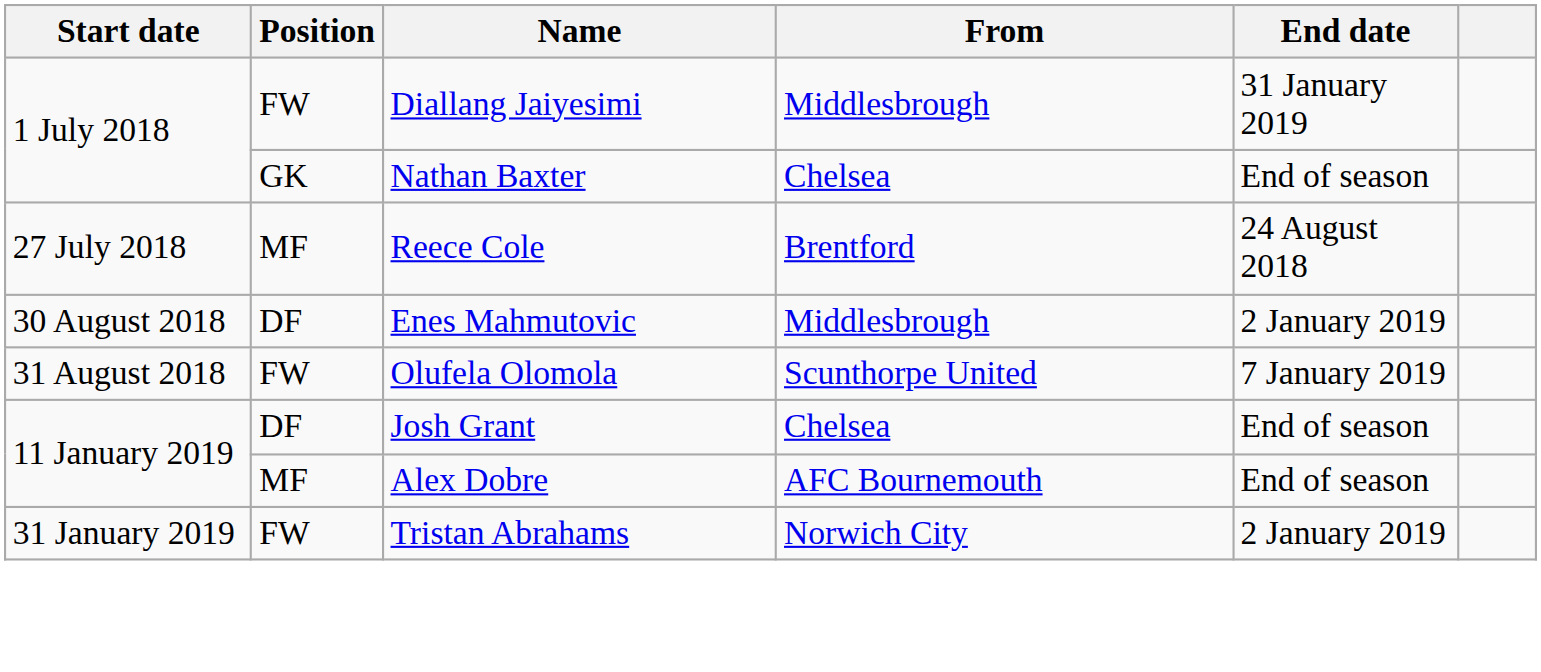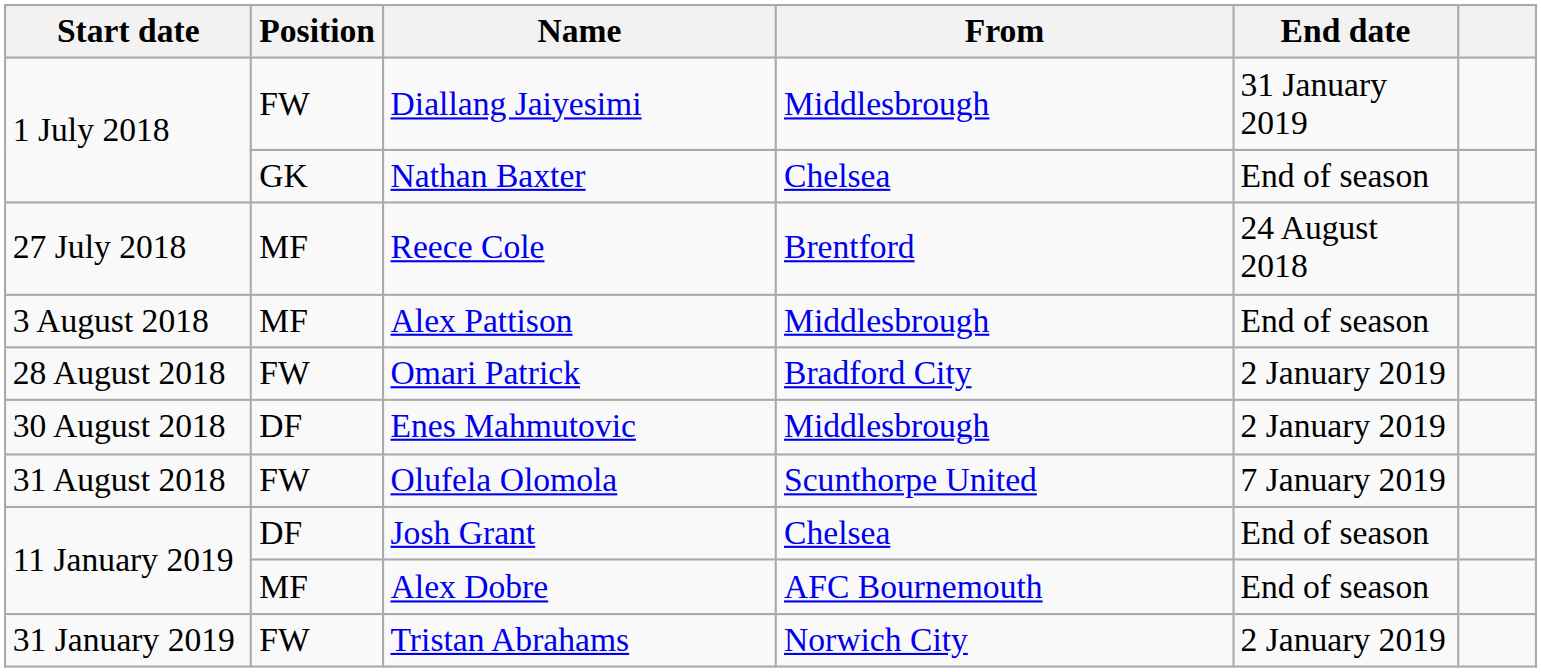+ row: (482, 319)
+ row: (485, 373)
